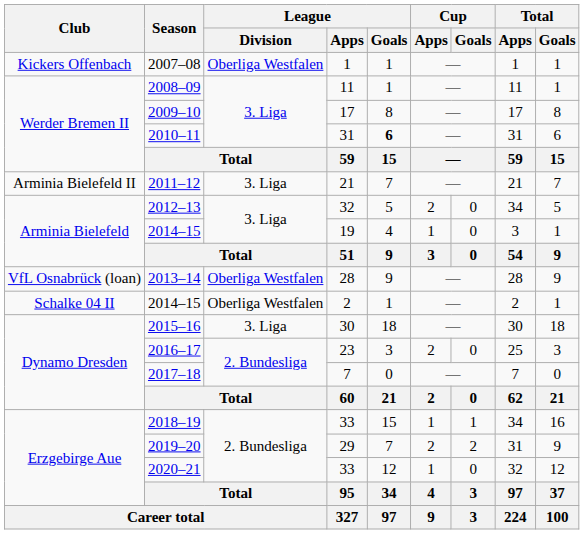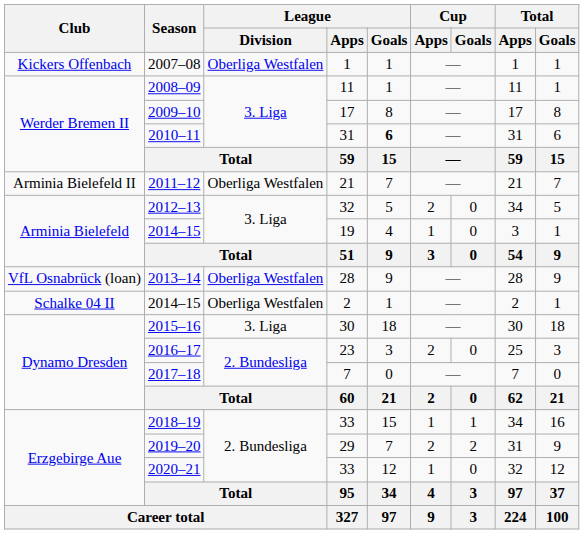(265, 183) 3. Liga -> (265, 183) Oberliga Westfalen
